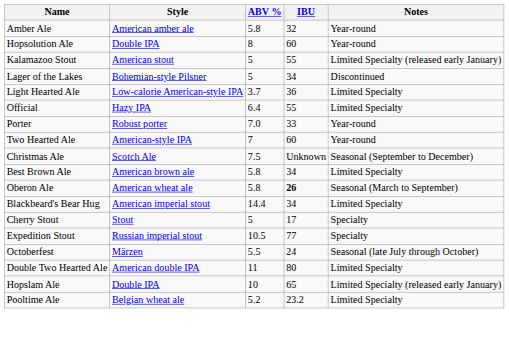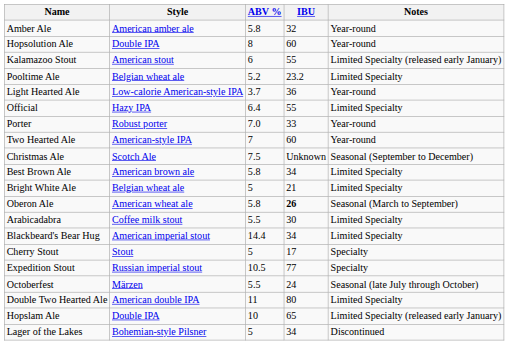(250, 60) 5 -> (250, 60) 6
rows swapped: (45, 76) <-> (33, 300)
(367, 92) Limited Specialty -> (353, 92) Year-round
+ row: (41, 188)
+ row: (34, 220)
